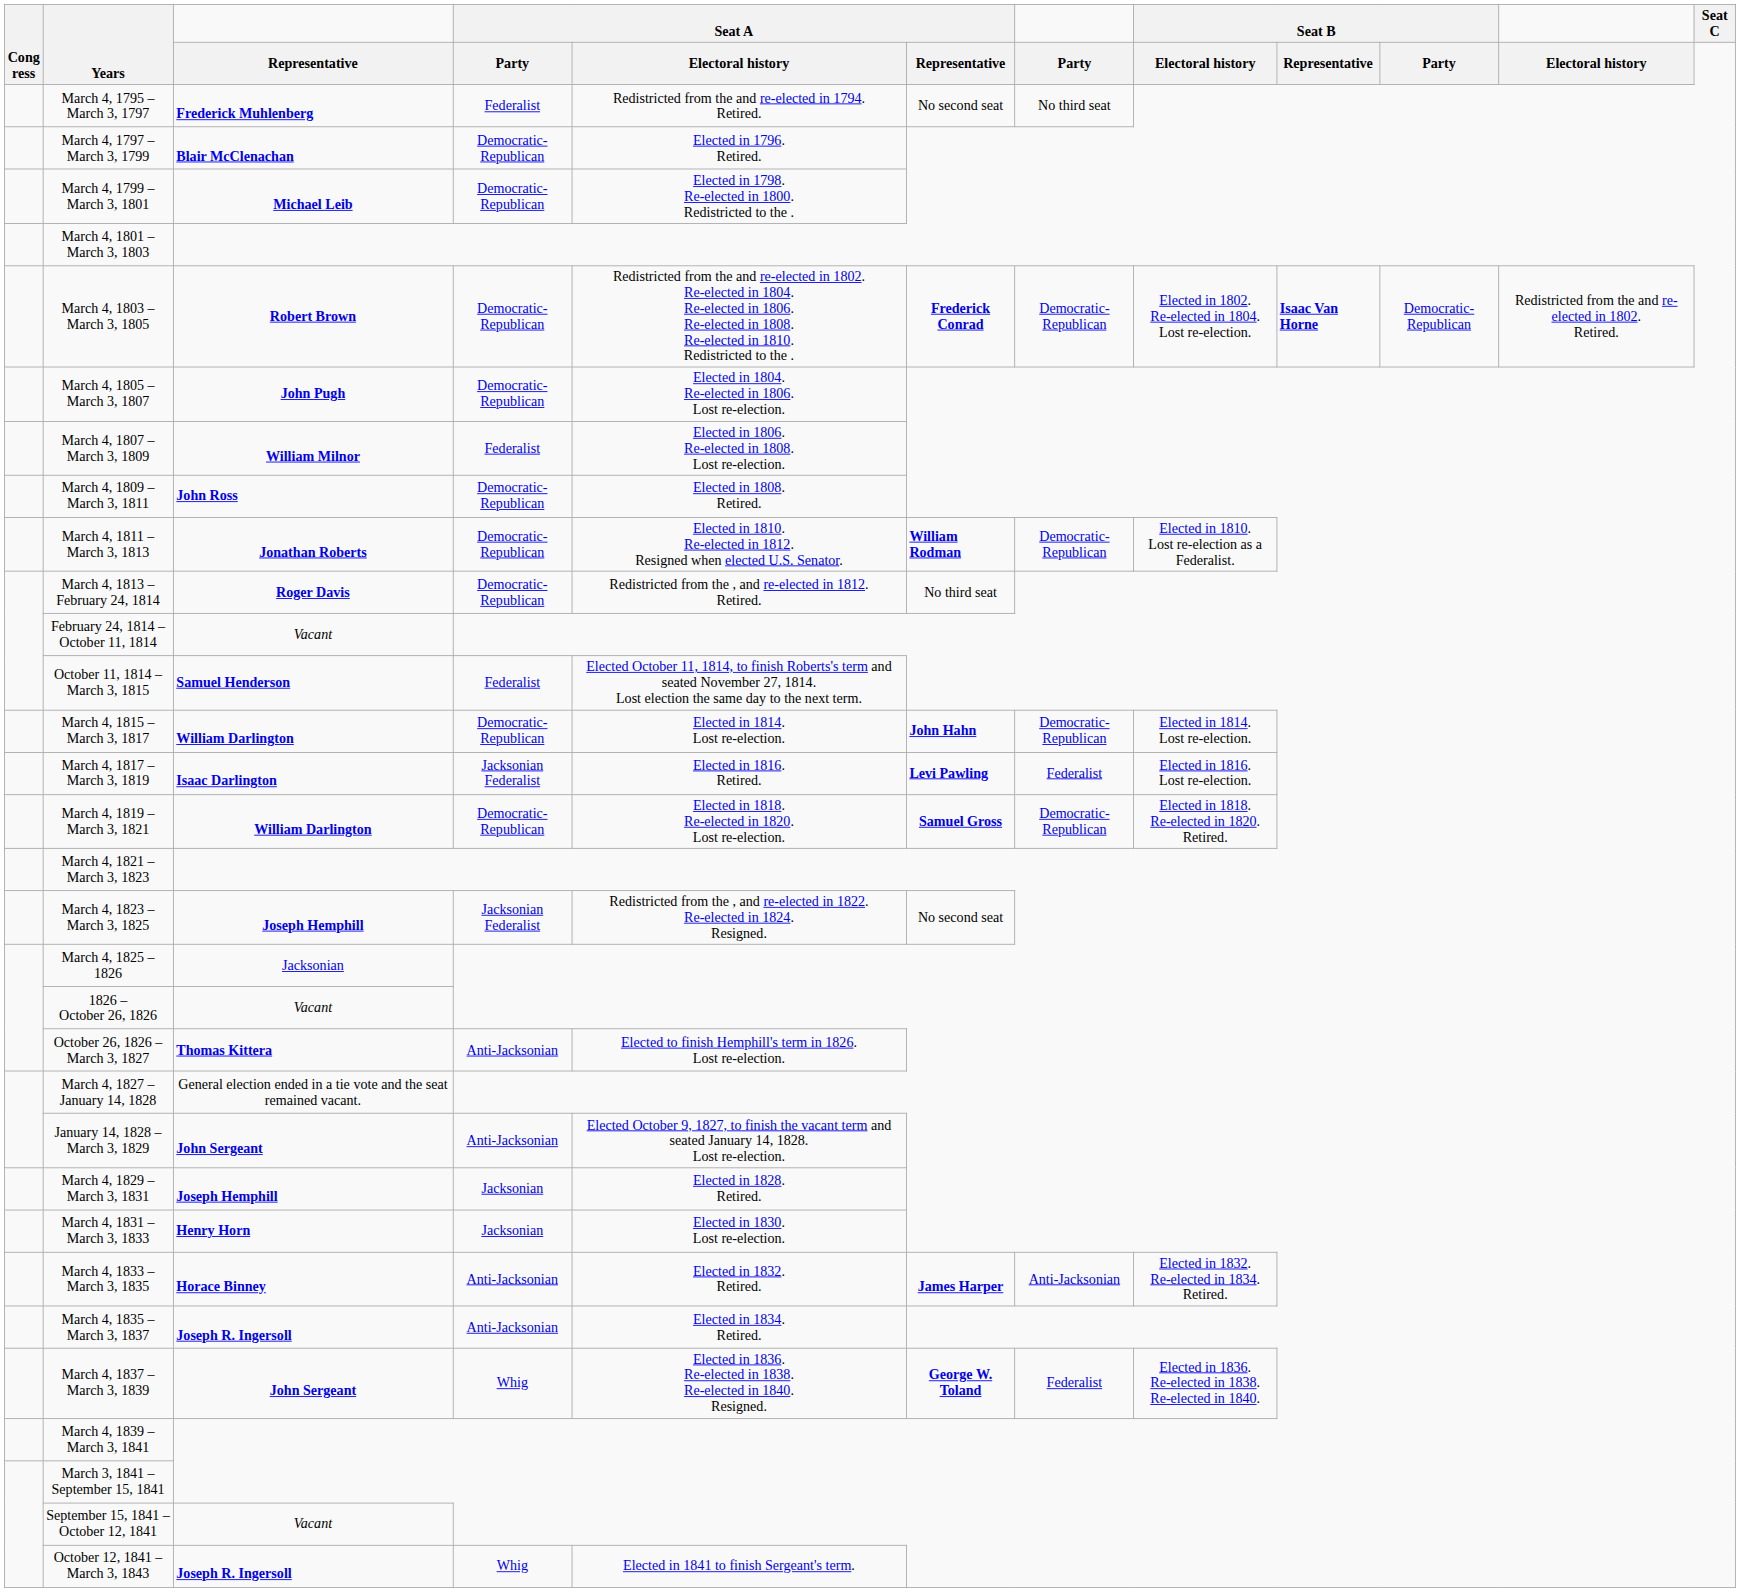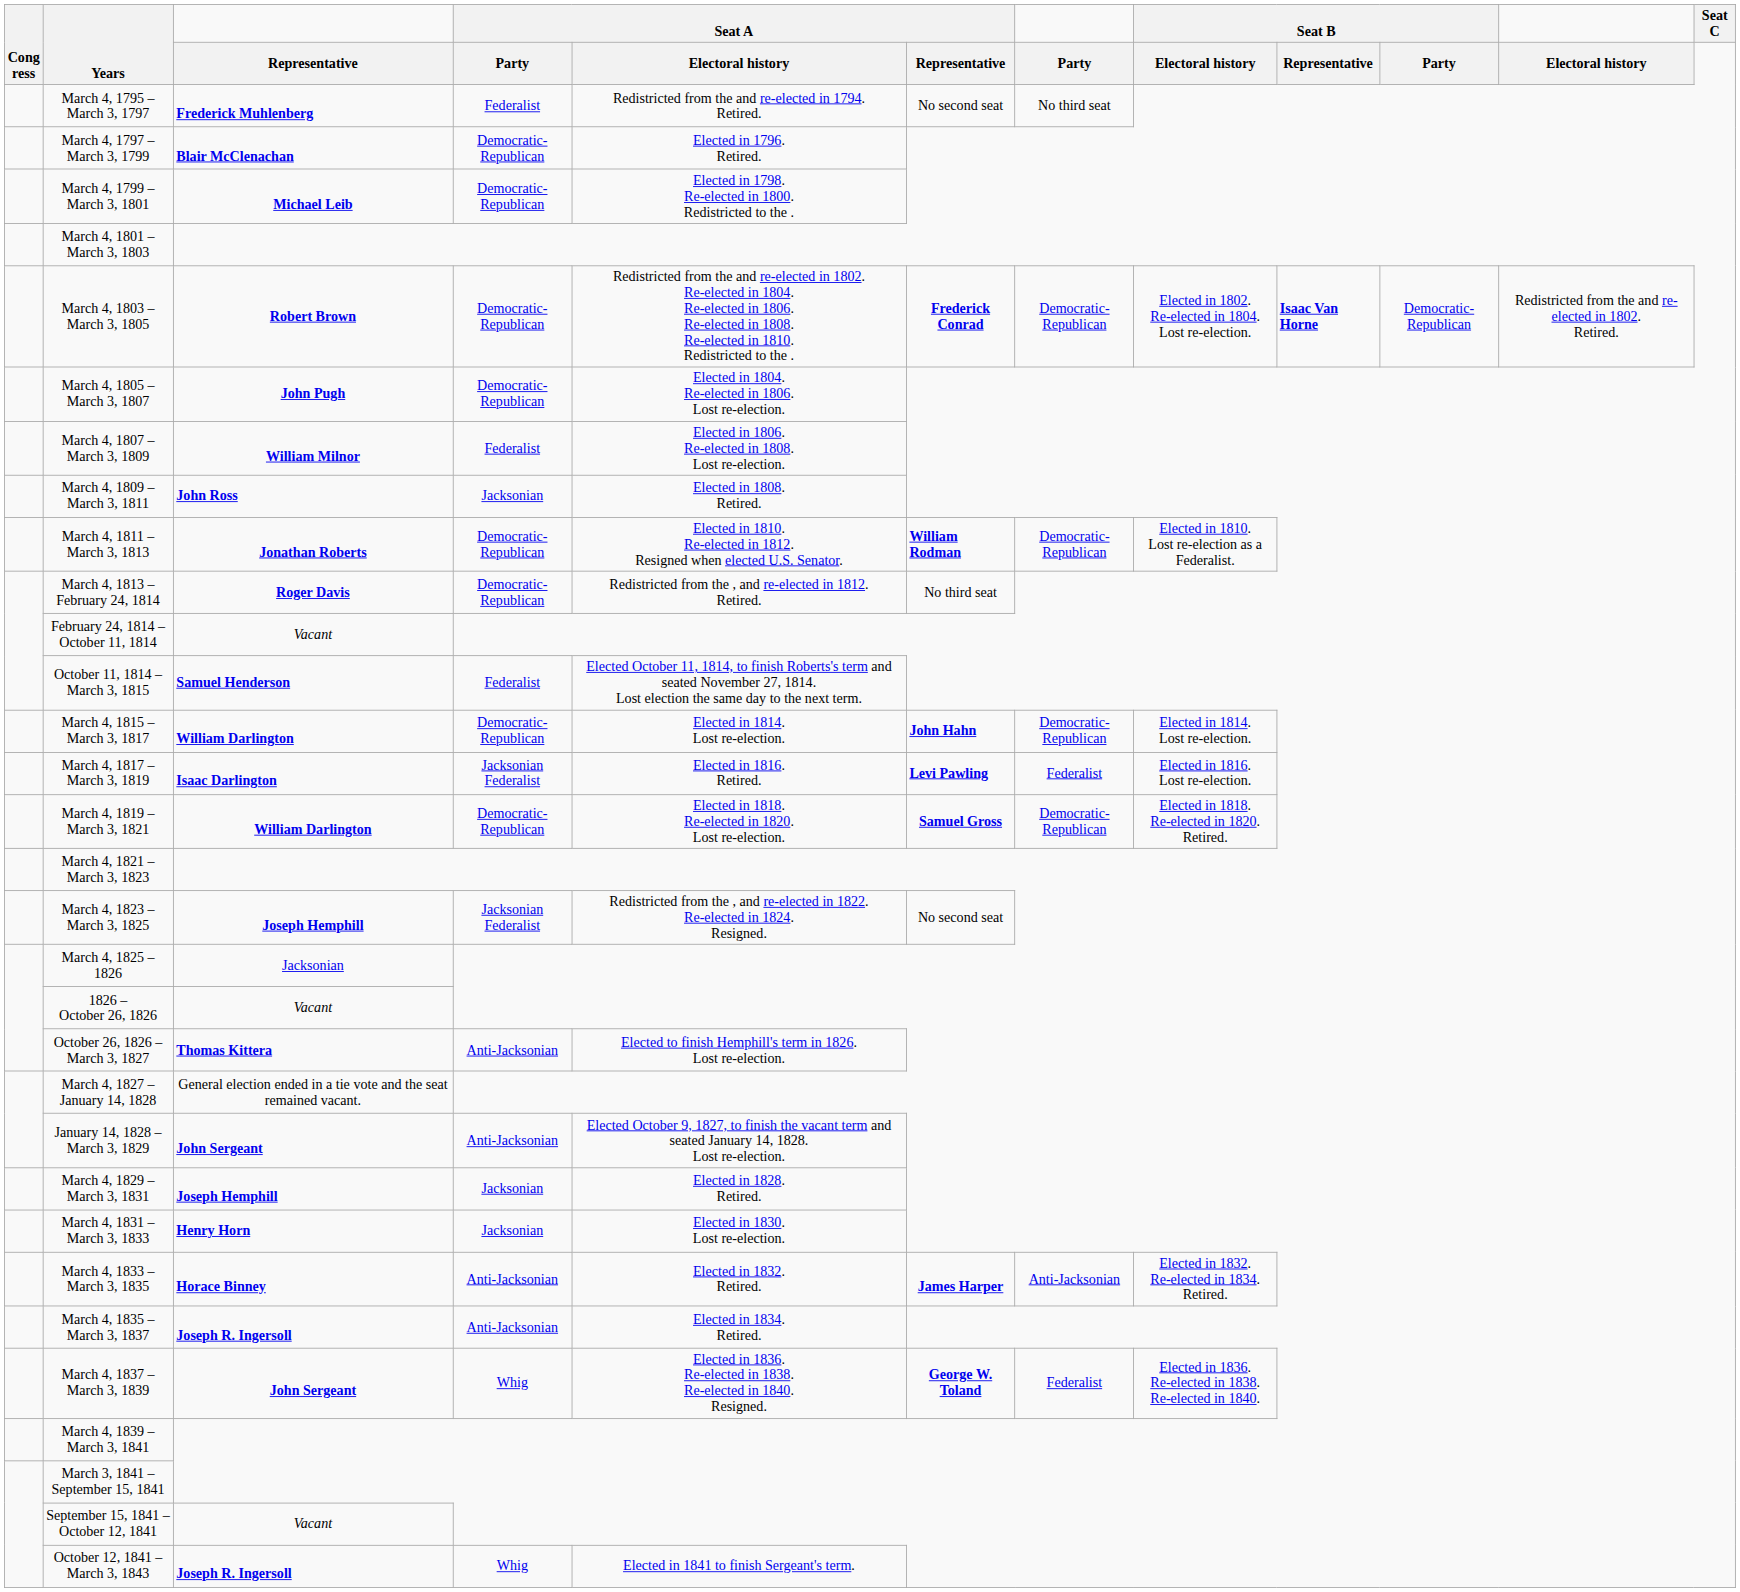(512, 496) Democratic-Republican -> (512, 496) Jacksonian
